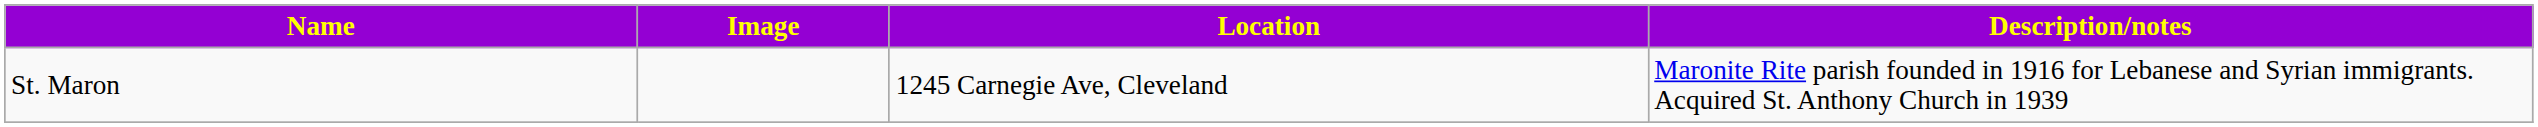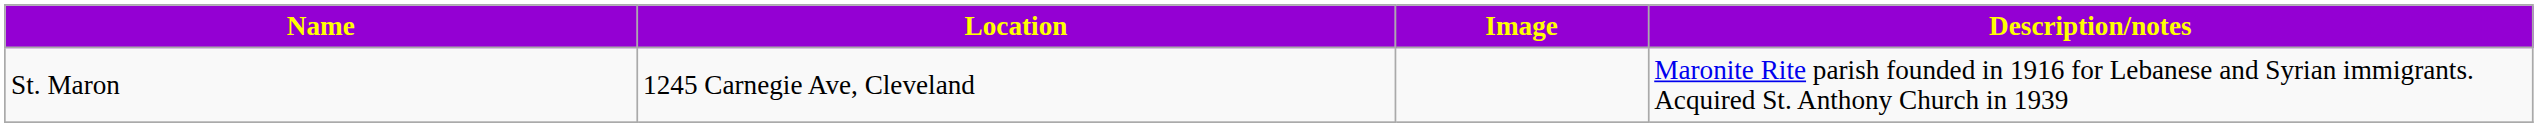columns swapped: (763, 26) <-> (1269, 26)
